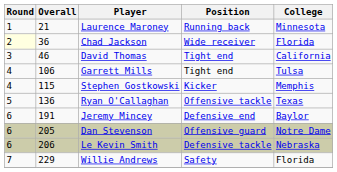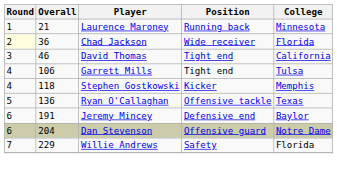(46, 86) 115 -> (46, 86) 118
(46, 130) 205 -> (46, 130) 204
- row: (119, 145)
